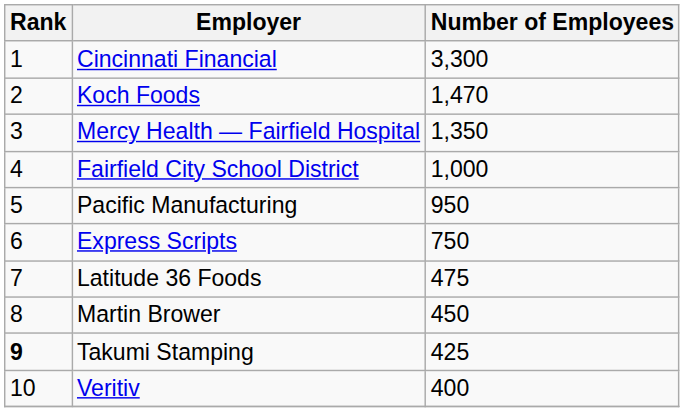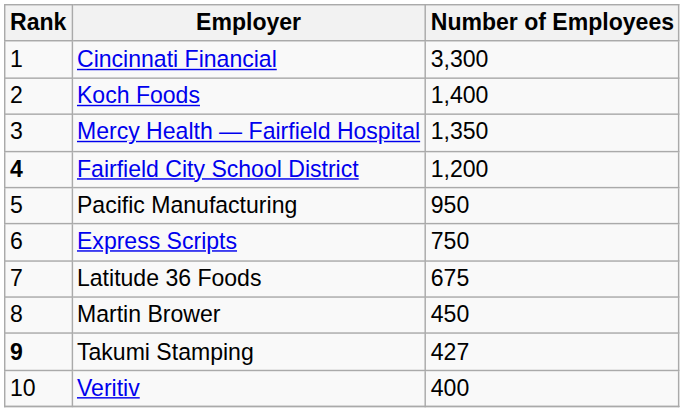(460, 95) 1,470 -> (460, 95) 1,400
(16, 168) normal -> (16, 168) bold
(460, 168) 1,000 -> (460, 168) 1,200
(450, 278) 475 -> (450, 278) 675
(450, 351) 425 -> (450, 351) 427
